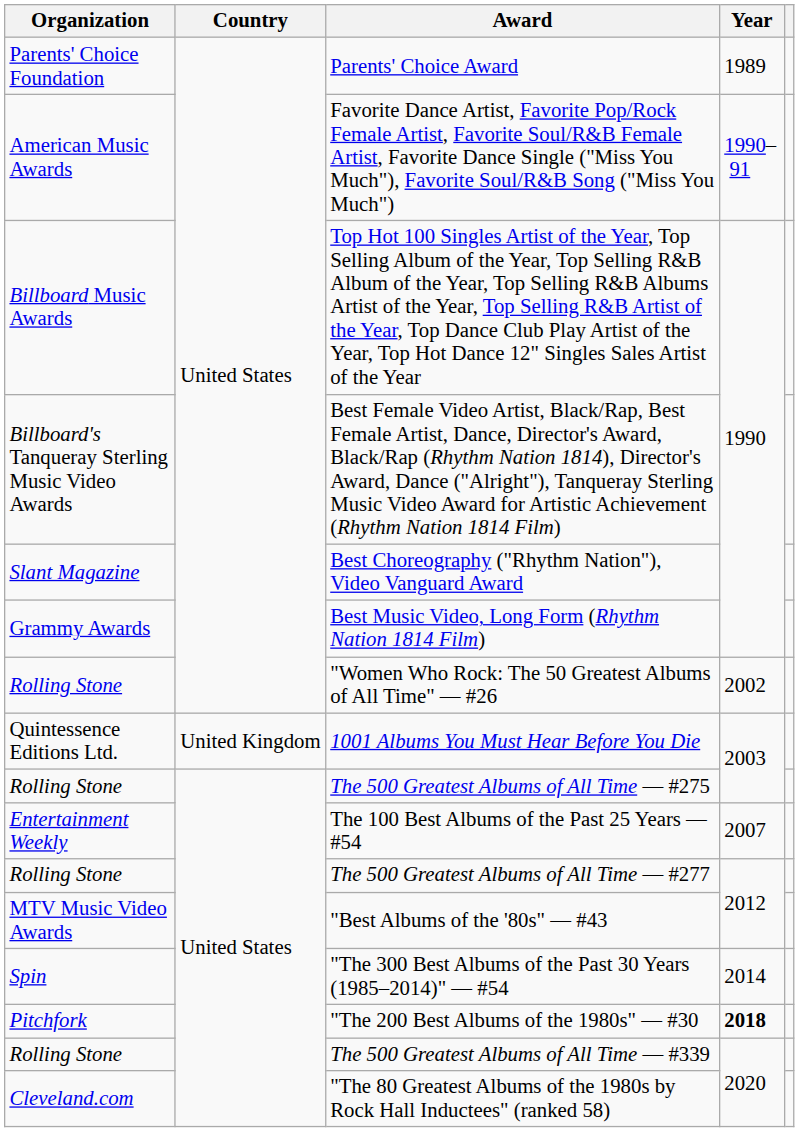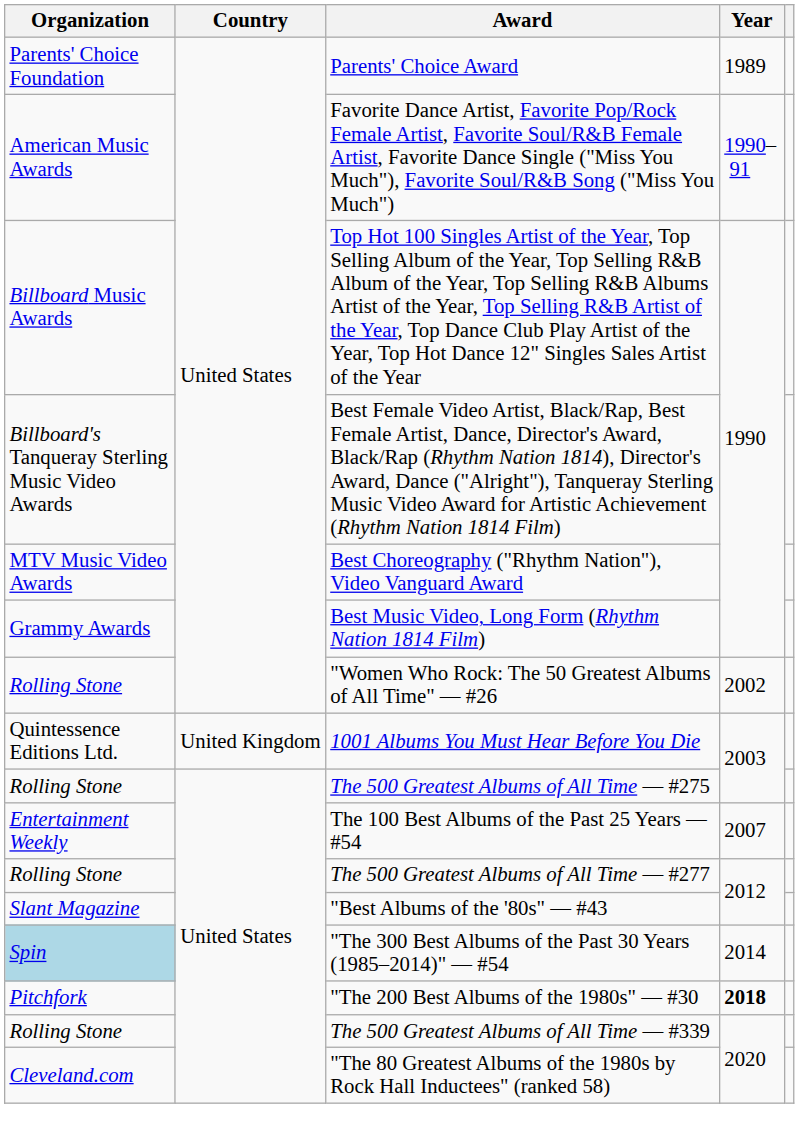(74, 572) Slant Magazine -> (88, 572) MTV Music Video Awards
(88, 919) MTV Music Video Awards -> (74, 908) Slant Magazine
(28, 976) no background -> (28, 952) lightblue background
